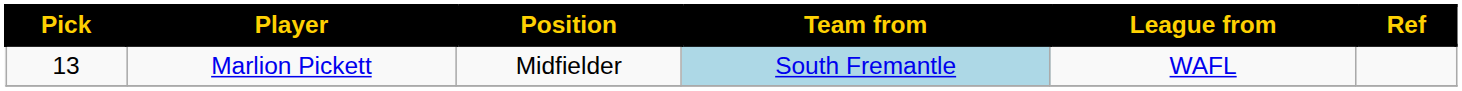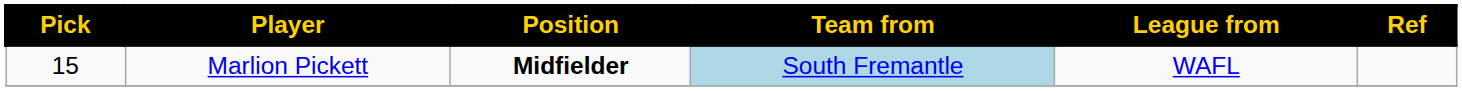(66, 65) 13 -> (65, 65) 15
(569, 65) normal -> (571, 65) bold
